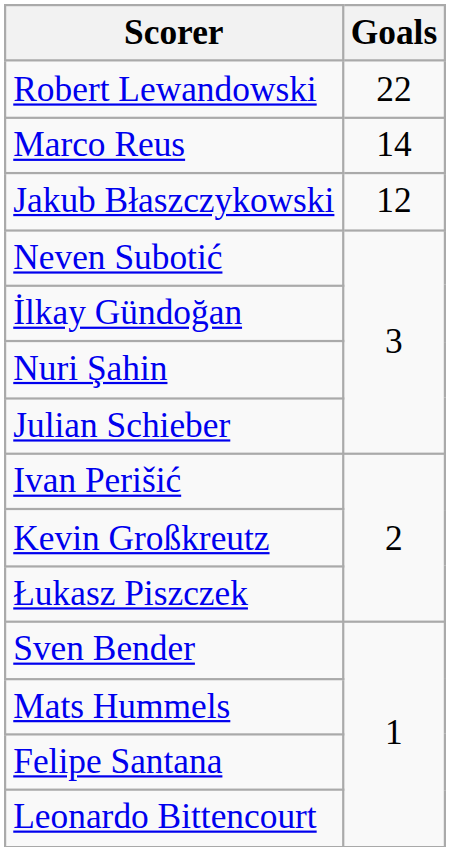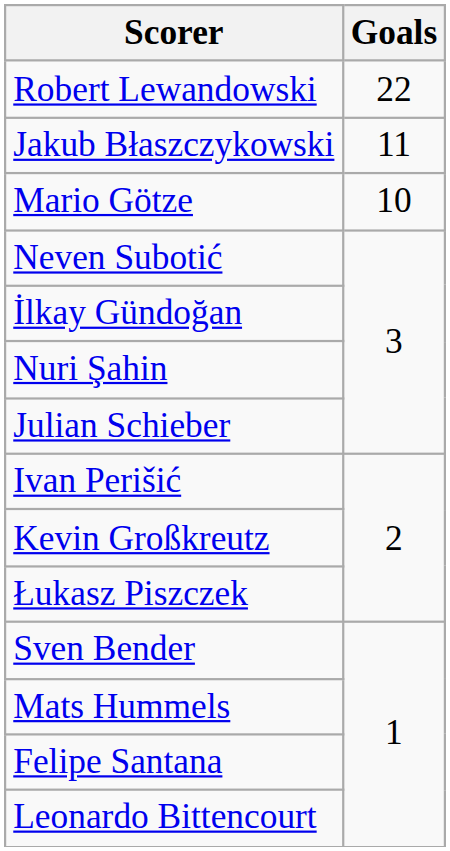- row: (99, 144)
(394, 200) 12 -> (394, 144) 11
+ row: (103, 200)
